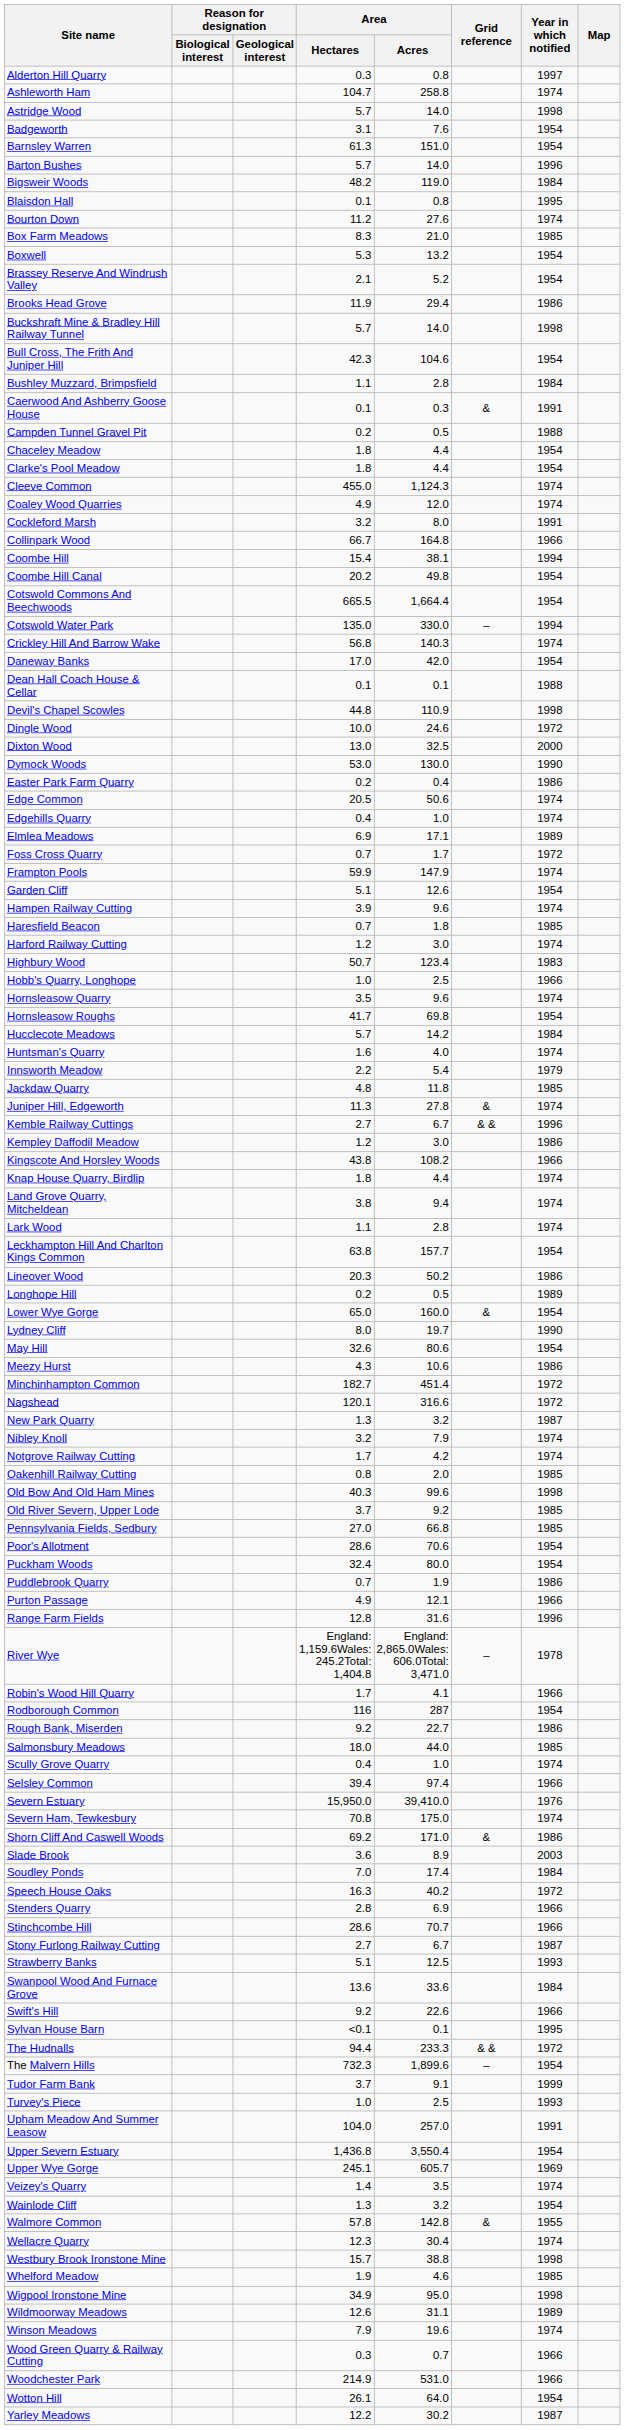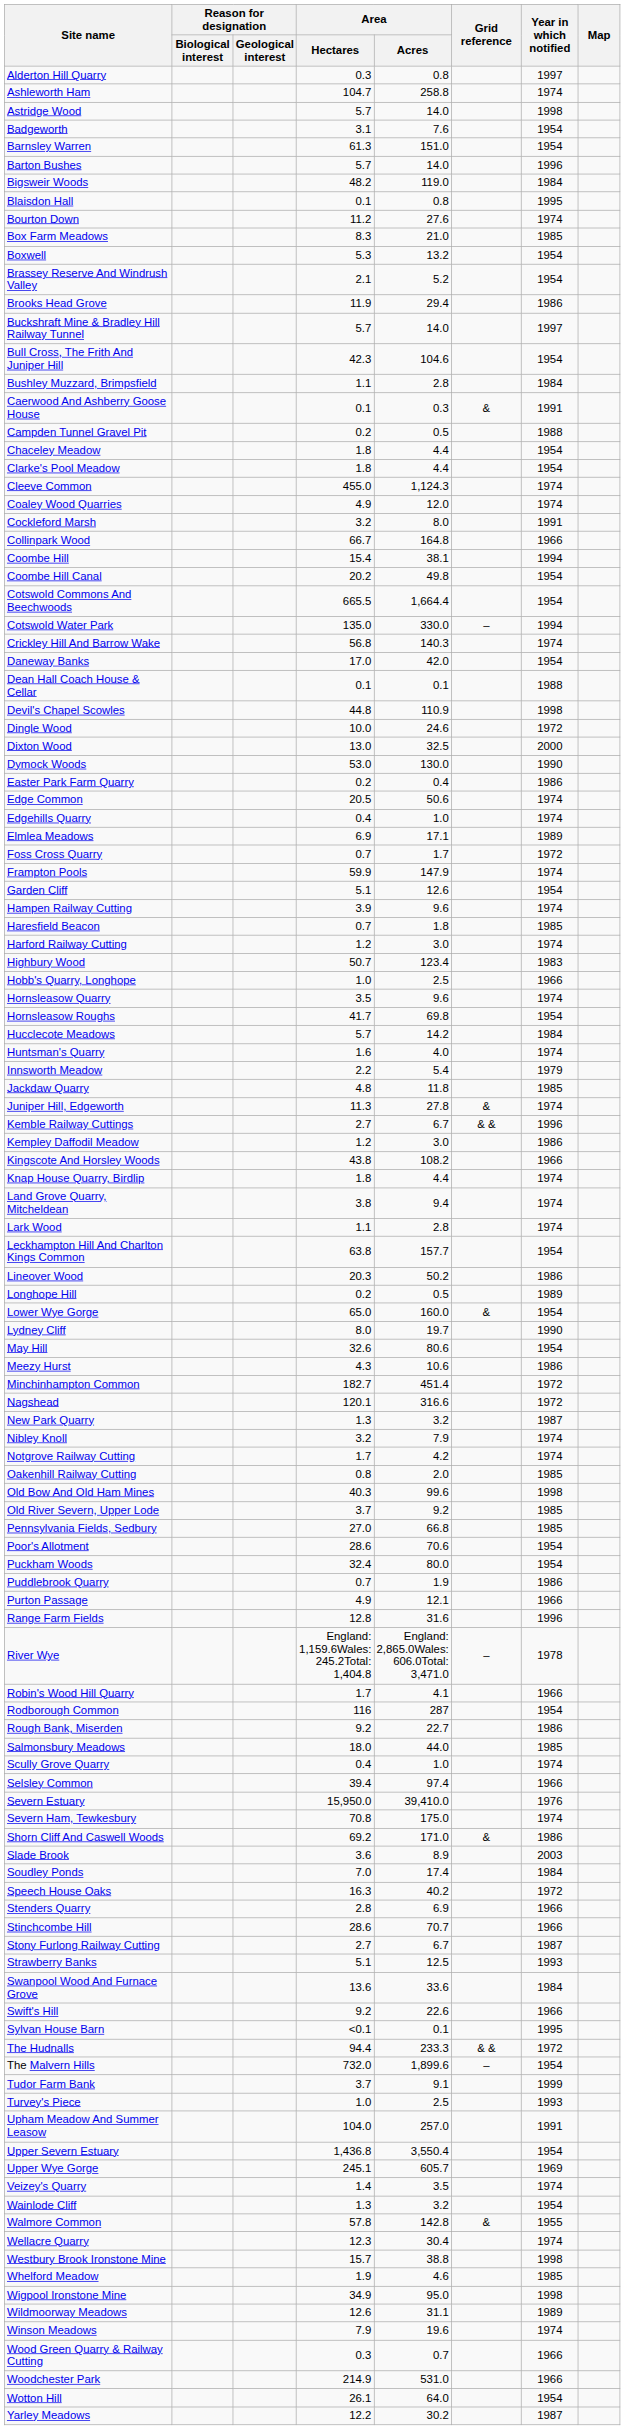(550, 328) 1998 -> (550, 328) 1997
(357, 2066) 732.3 -> (357, 2066) 732.0
